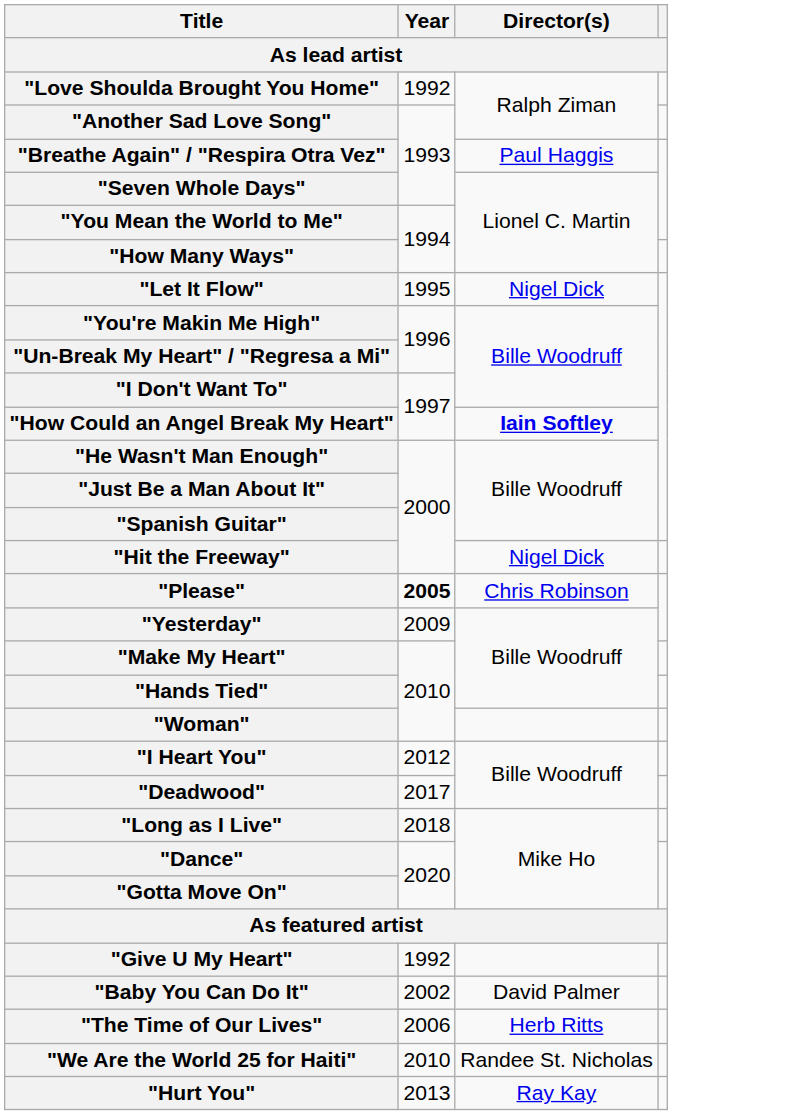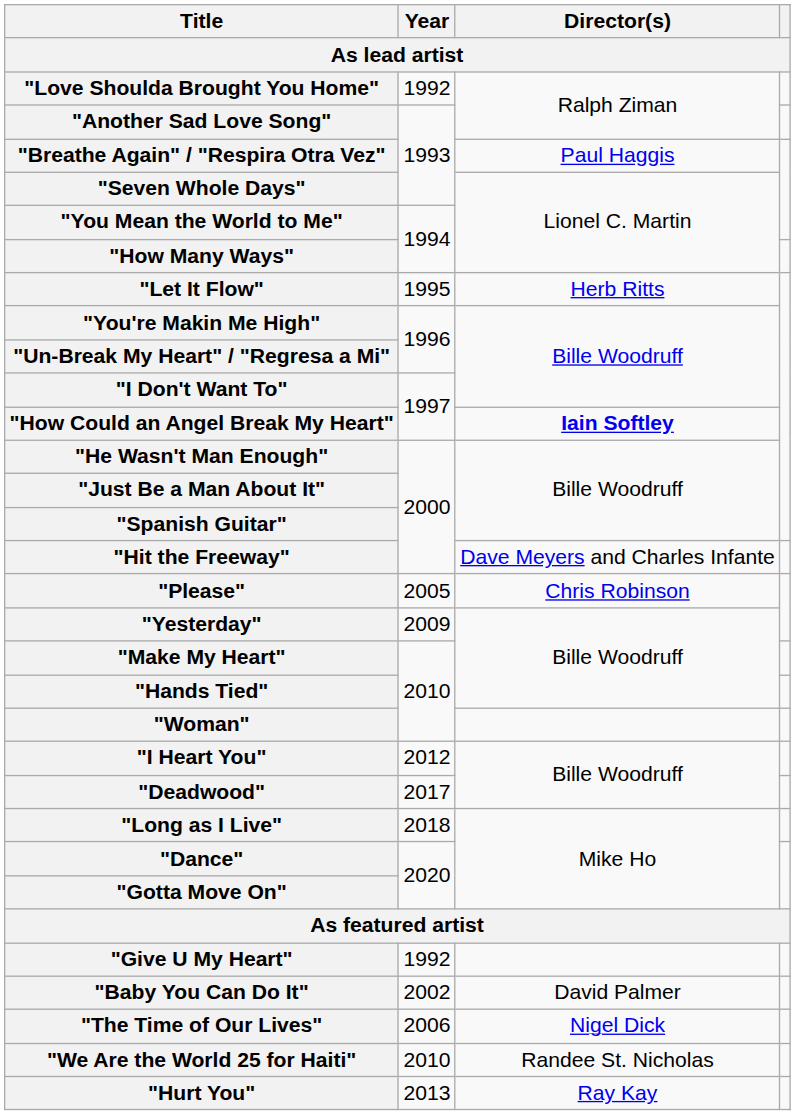(556, 289) Nigel Dick -> (618, 289) Herb Ritts
(556, 557) Nigel Dick -> (618, 557) Dave Meyers and Charles Infante
(427, 590) bold -> (427, 590) normal
(556, 1026) Herb Ritts -> (618, 1026) Nigel Dick
